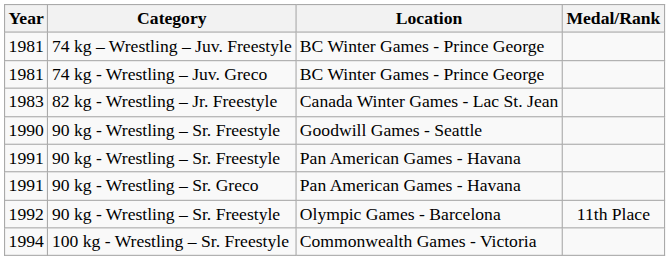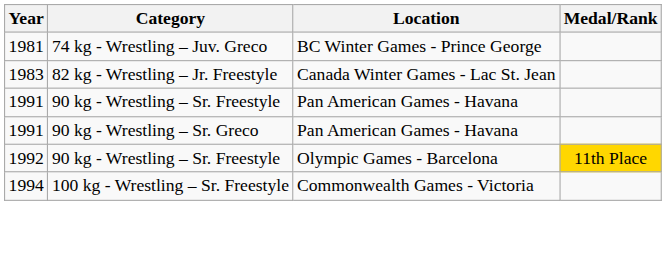- row: (26, 46)
- row: (26, 130)
(613, 213) no background -> (611, 158) gold background
